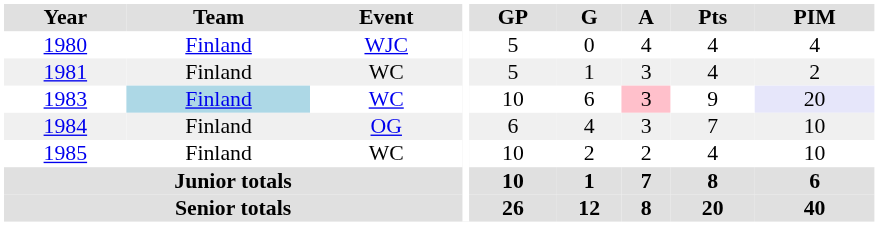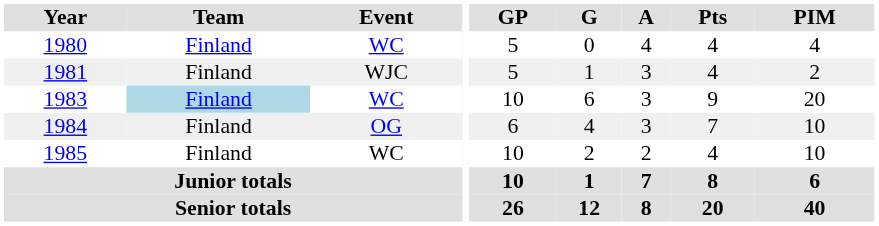(386, 44) WJC -> (386, 44) WC
(386, 71) WC -> (386, 71) WJC
(646, 99) pink background -> (646, 99) no background
(815, 99) lavender background -> (815, 99) no background
